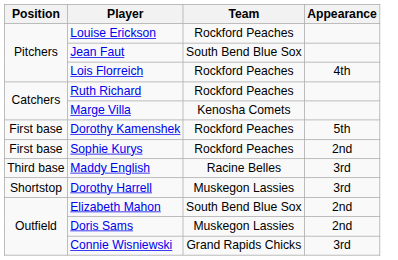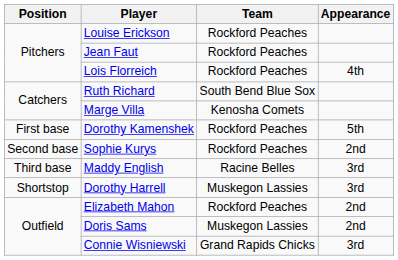(244, 52) South Bend Blue Sox -> (257, 52) Rockford Peaches
(244, 91) Rockford Peaches -> (257, 91) South Bend Blue Sox
(36, 149) First base -> (43, 149) Second base
(244, 206) South Bend Blue Sox -> (257, 206) Rockford Peaches
